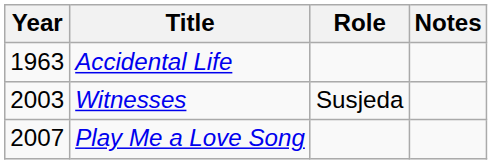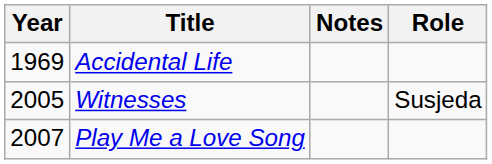columns swapped: (360, 23) <-> (448, 23)
(37, 61) 1963 -> (37, 61) 1969
(37, 100) 2003 -> (37, 100) 2005
